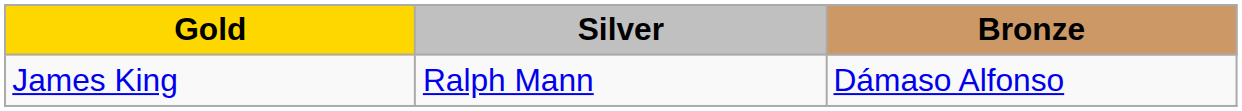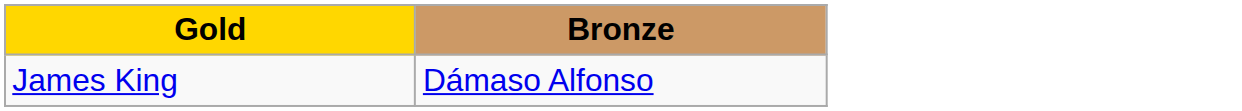- column: (621, 29)
